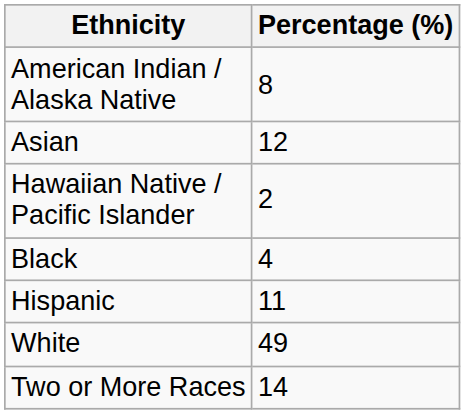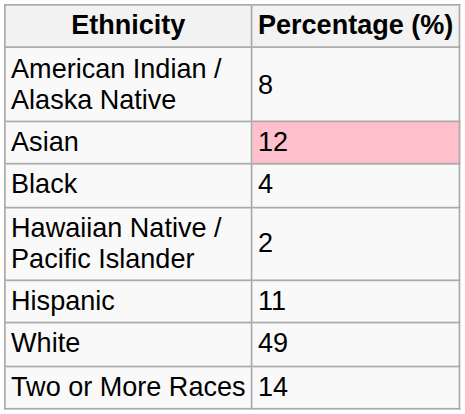(273, 142) no background -> (273, 142) pink background
rows swapped: (44, 258) <-> (116, 200)
